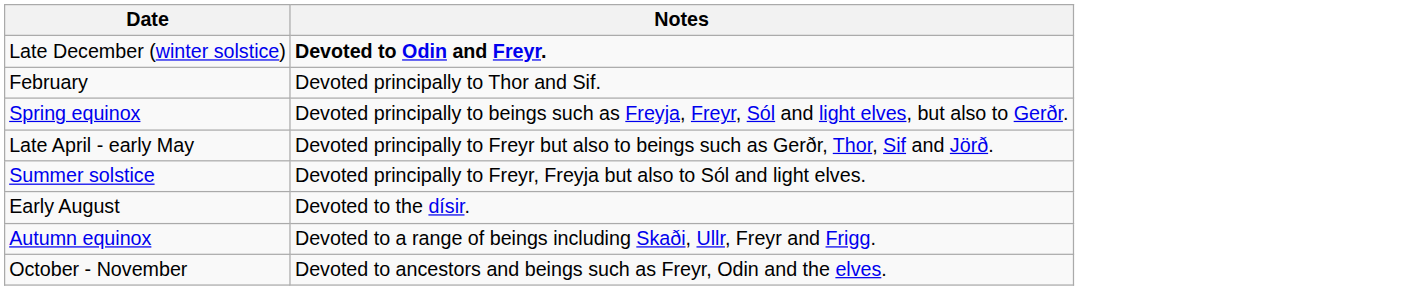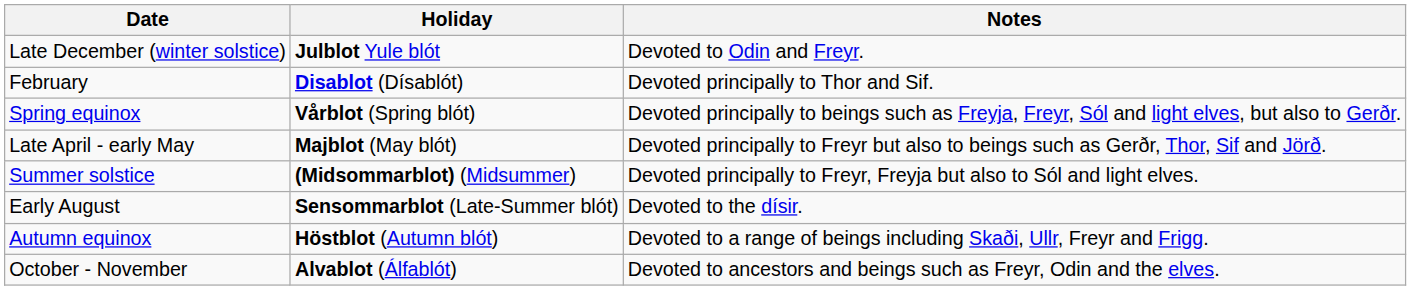+ column: (457, 20)
(421, 51) bold -> (746, 51) normal
